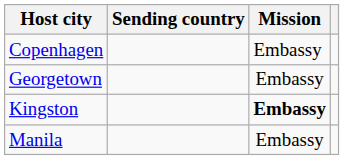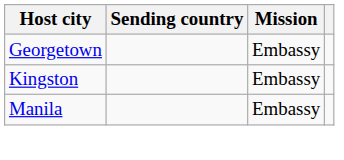- row: (56, 49)
(290, 109) bold -> (286, 79) normal
